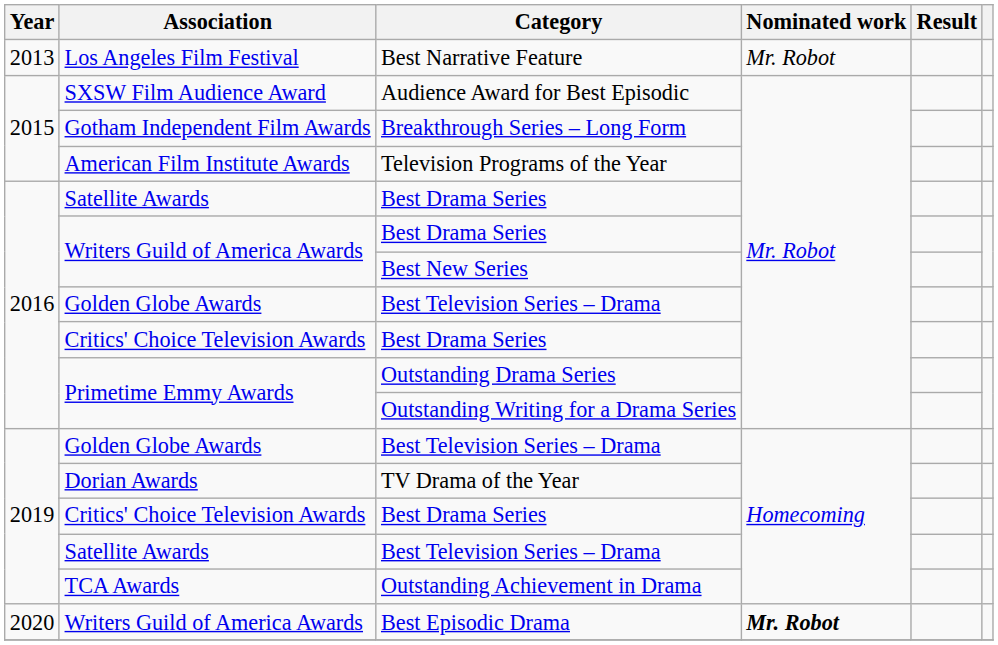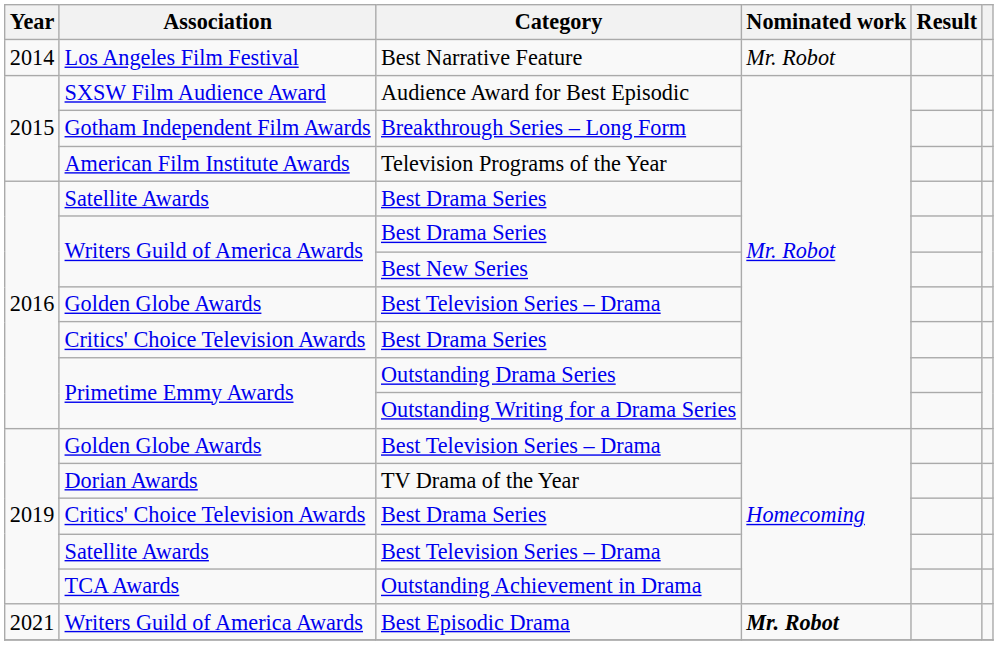(32, 57) 2013 -> (32, 57) 2014
(32, 621) 2020 -> (32, 621) 2021
